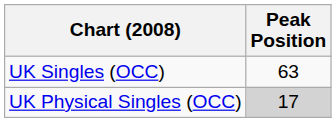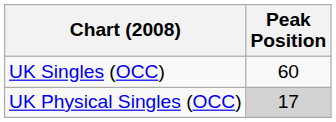(288, 71) 63 -> (288, 71) 60
